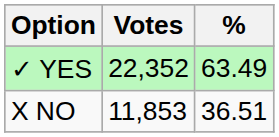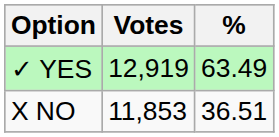(149, 68) 22,352 -> (149, 68) 12,919
